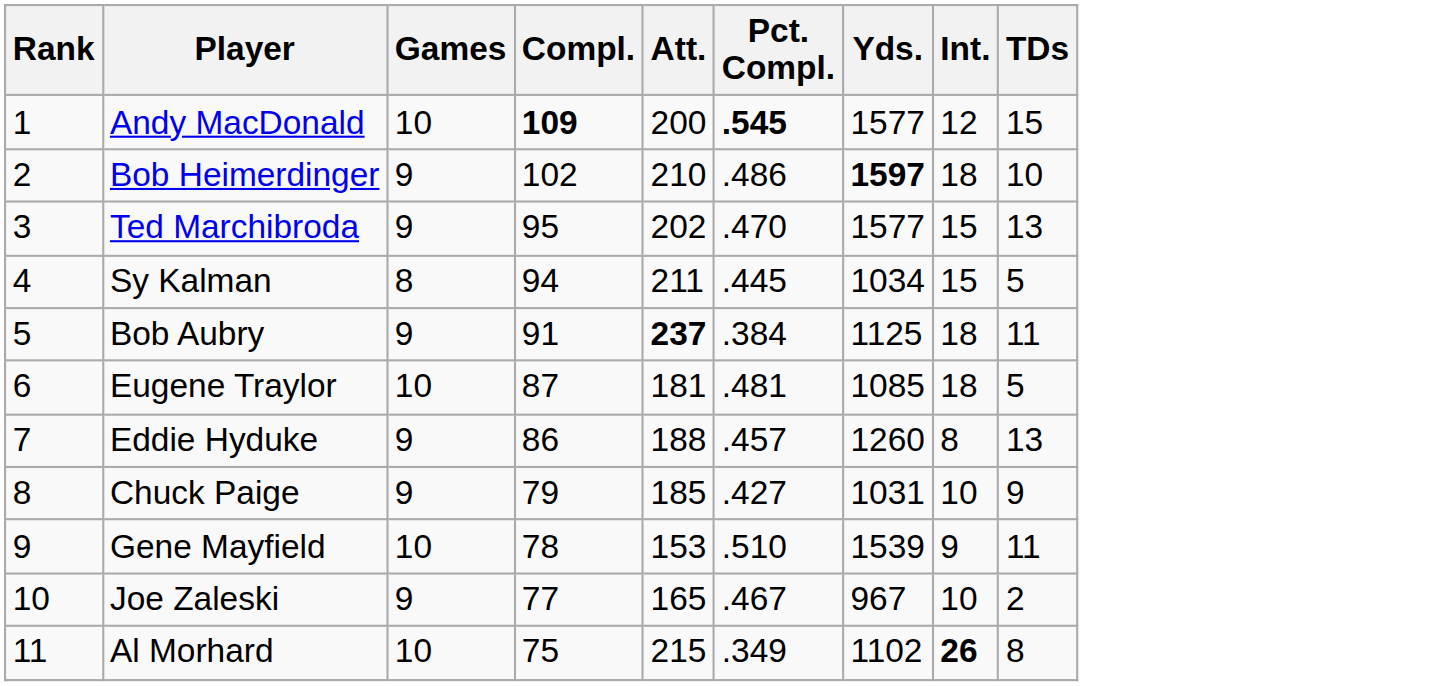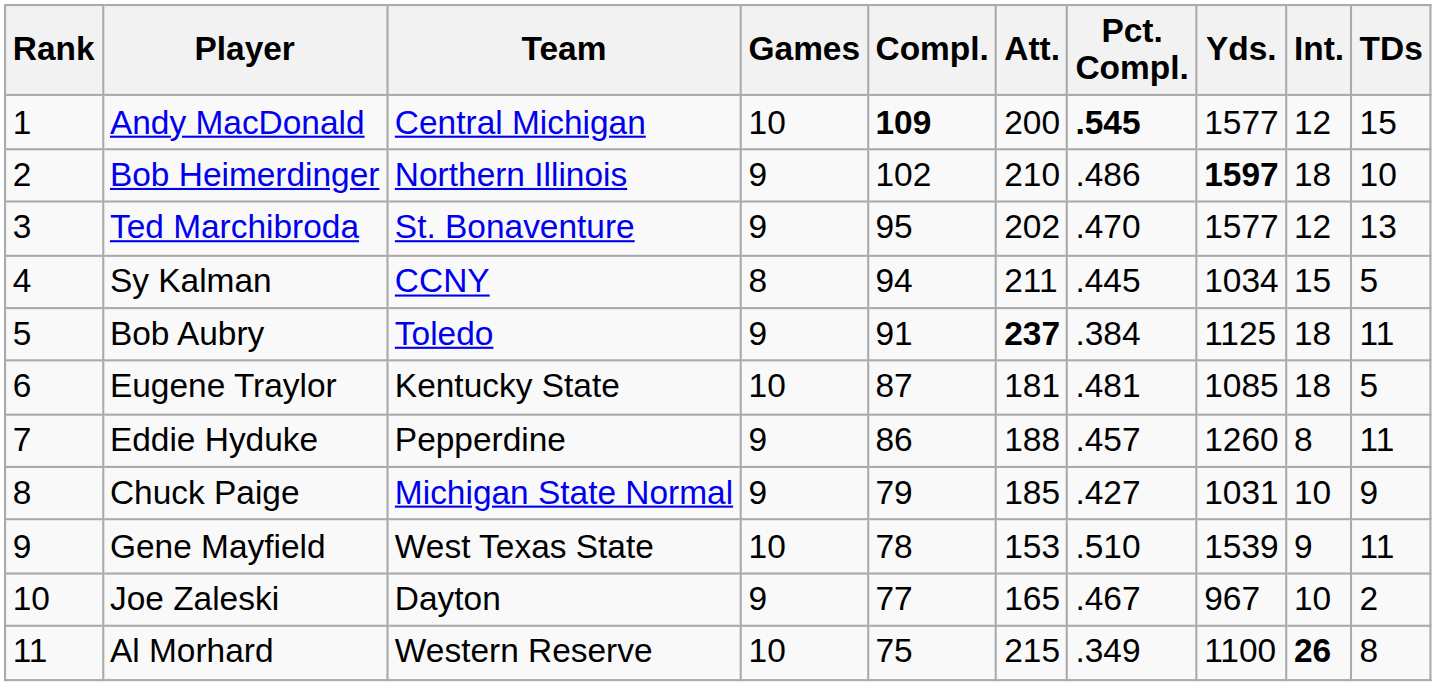+ column: (564, 49)
(959, 227) 15 -> (1313, 227) 12
(1024, 439) 13 -> (1377, 439) 11
(886, 652) 1102 -> (1240, 652) 1100
